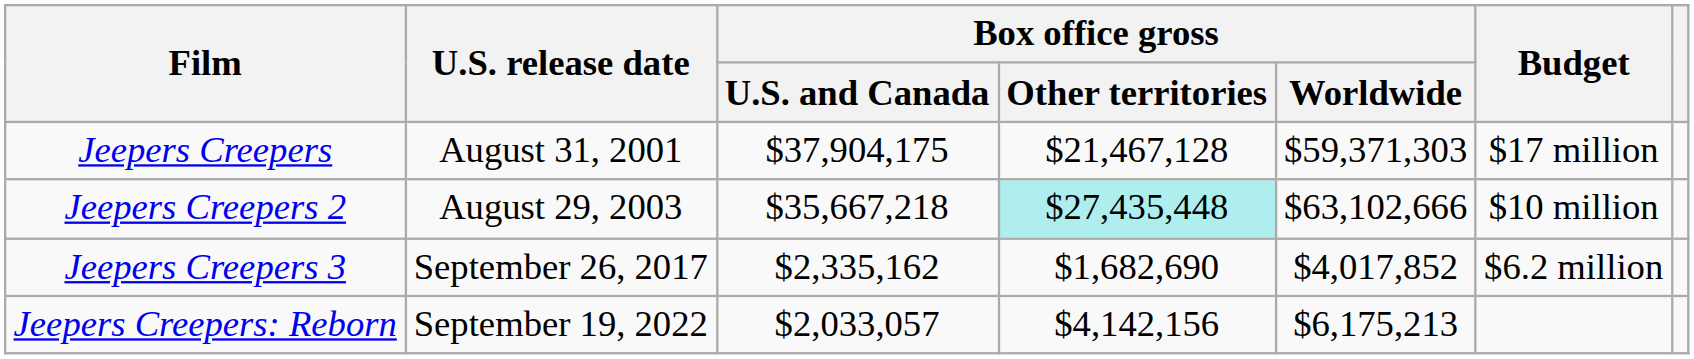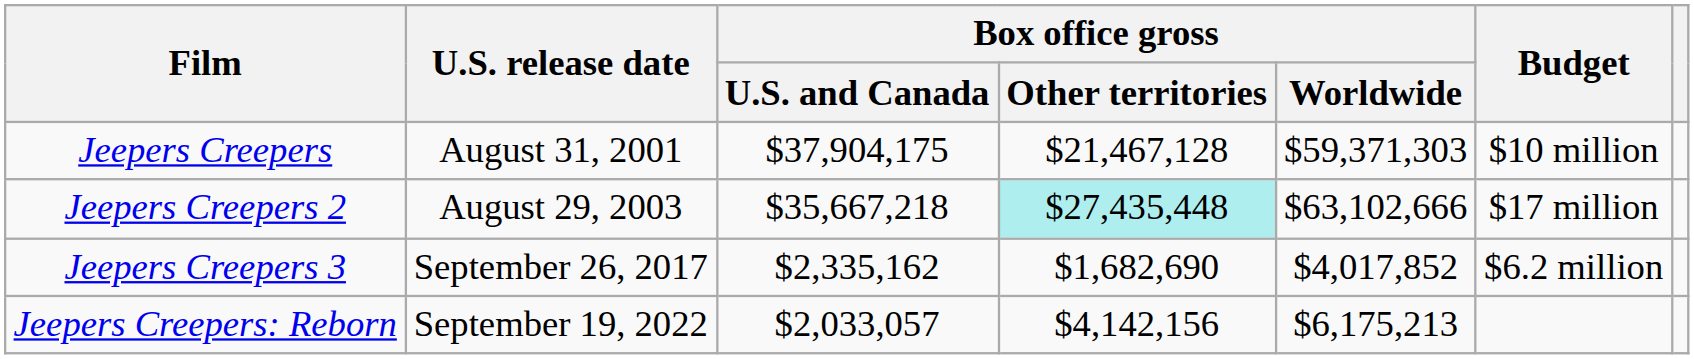(1574, 149) $17 million -> (1574, 149) $10 million
(1574, 207) $10 million -> (1574, 207) $17 million
